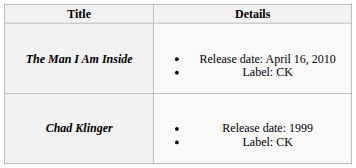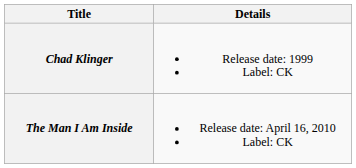rows swapped: (79, 128) <-> (79, 58)
